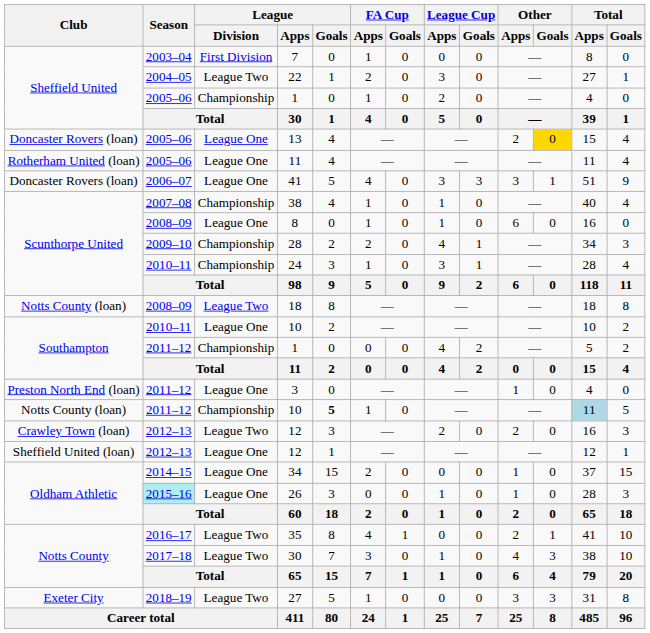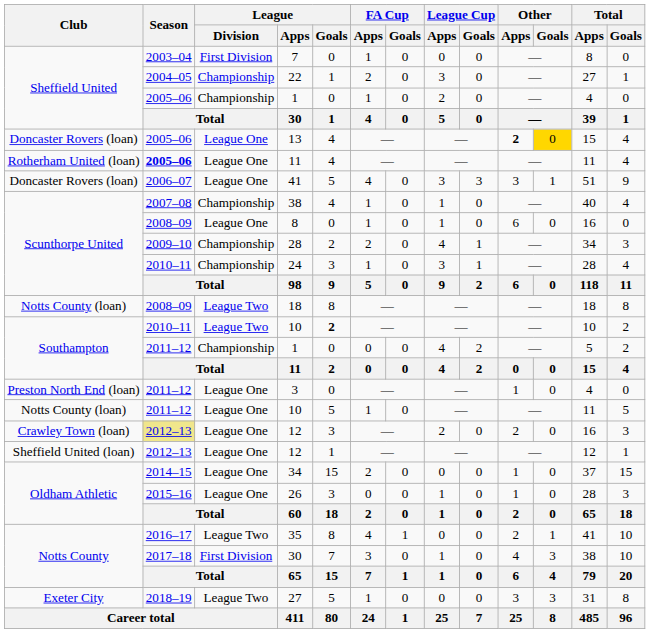(236, 77) League Two -> (236, 77) Championship
(516, 139) normal -> (516, 139) bold
(169, 160) normal -> (169, 160) bold
(236, 327) League One -> (236, 327) League Two
(332, 327) normal -> (332, 327) bold
(236, 410) Championship -> (236, 410) League One
(332, 410) bold -> (332, 410) normal
(589, 410) lightblue background -> (589, 410) no background
(169, 431) no background -> (169, 431) khaki background
(236, 431) League Two -> (236, 431) League One
(169, 493) paleturquoise background -> (169, 493) no background
(236, 555) League Two -> (236, 555) First Division
